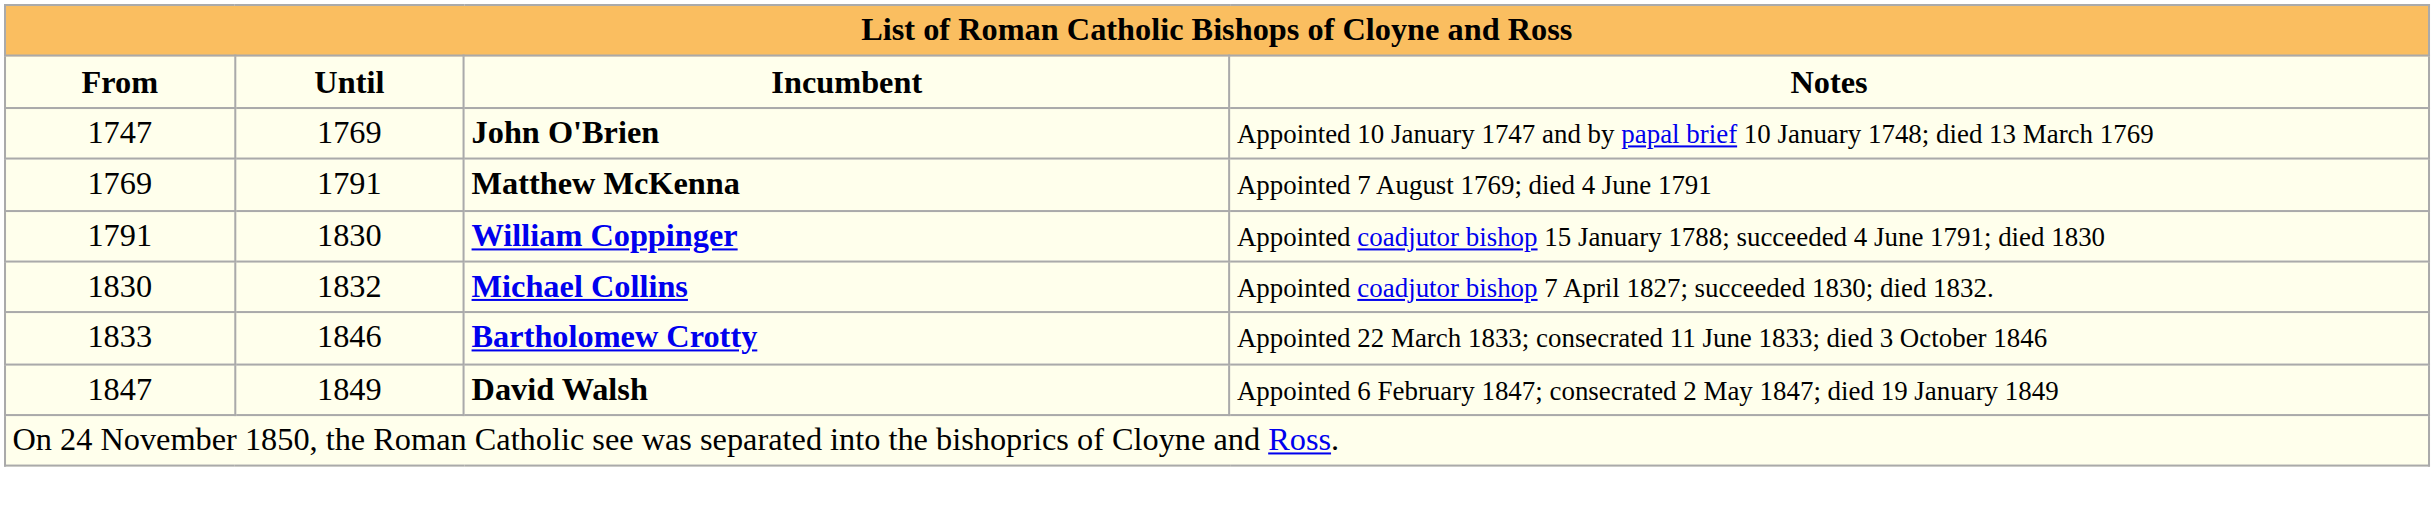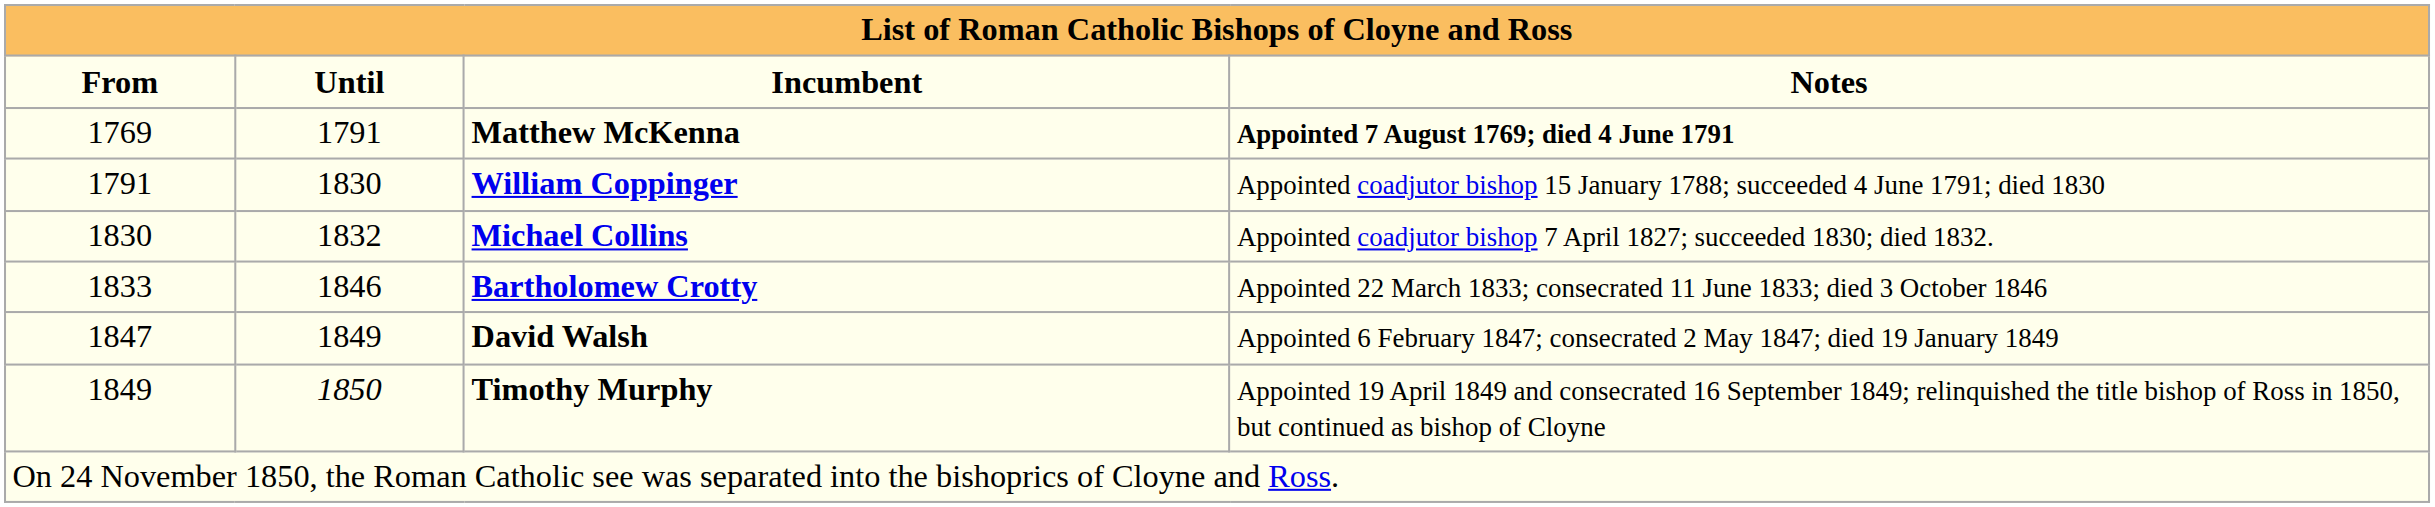- row: (565, 132)
(1474, 185) normal -> (1486, 132) bold
+ row: (592, 388)
